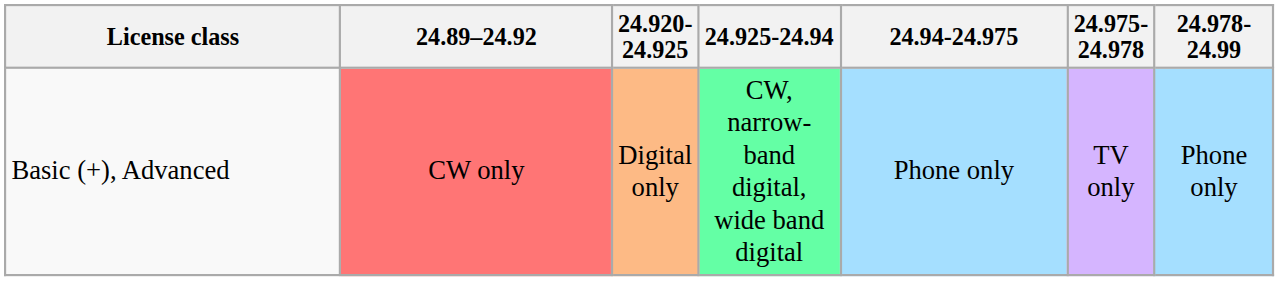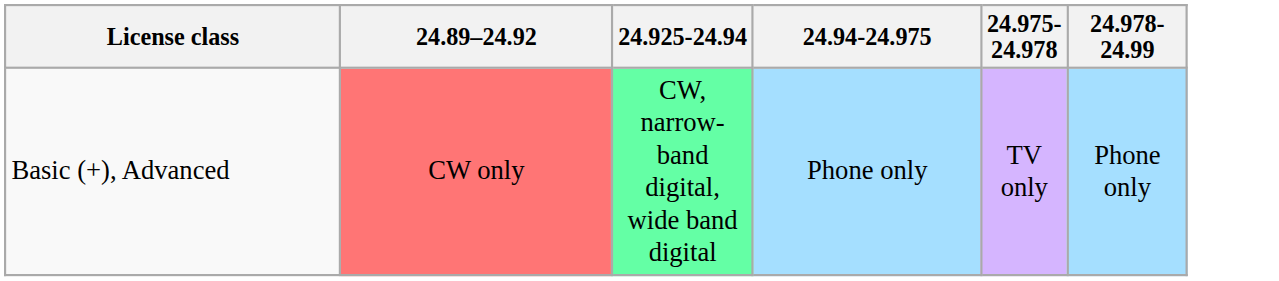- column: (655, 37)
